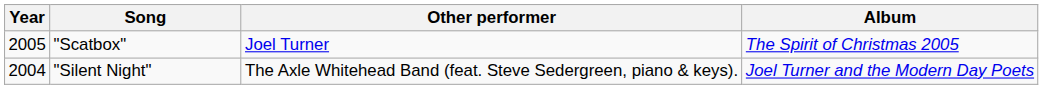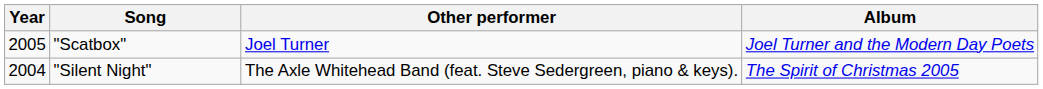(852, 44) The Spirit of Christmas 2005 -> (890, 44) Joel Turner and the Modern Day Poets
(890, 71) Joel Turner and the Modern Day Poets -> (852, 71) The Spirit of Christmas 2005
